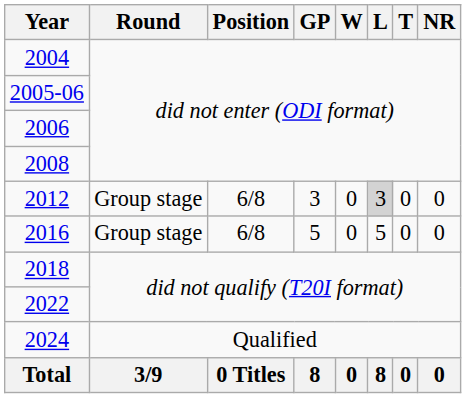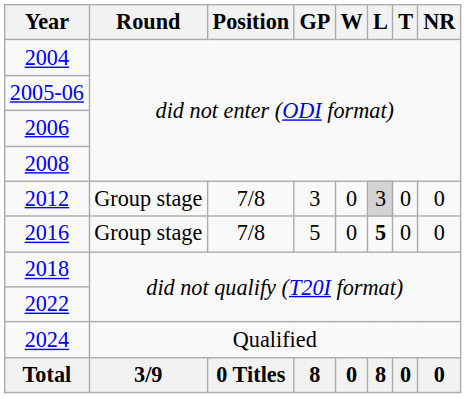(251, 198) 6/8 -> (251, 198) 7/8
(251, 233) 6/8 -> (251, 233) 7/8
(380, 233) normal -> (380, 233) bold
